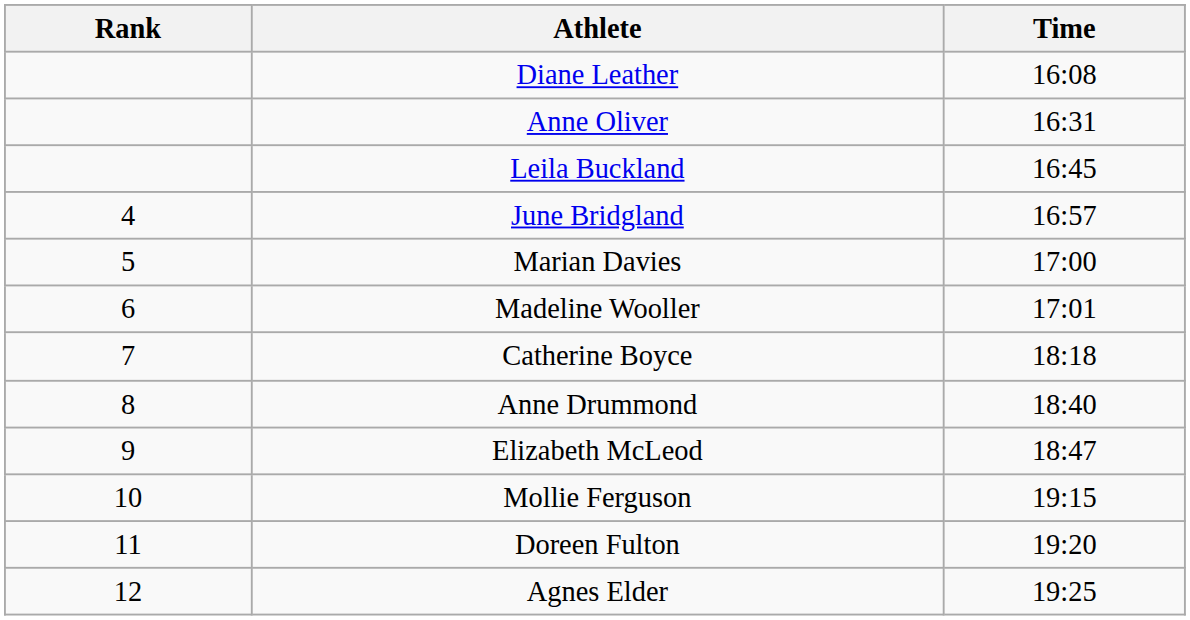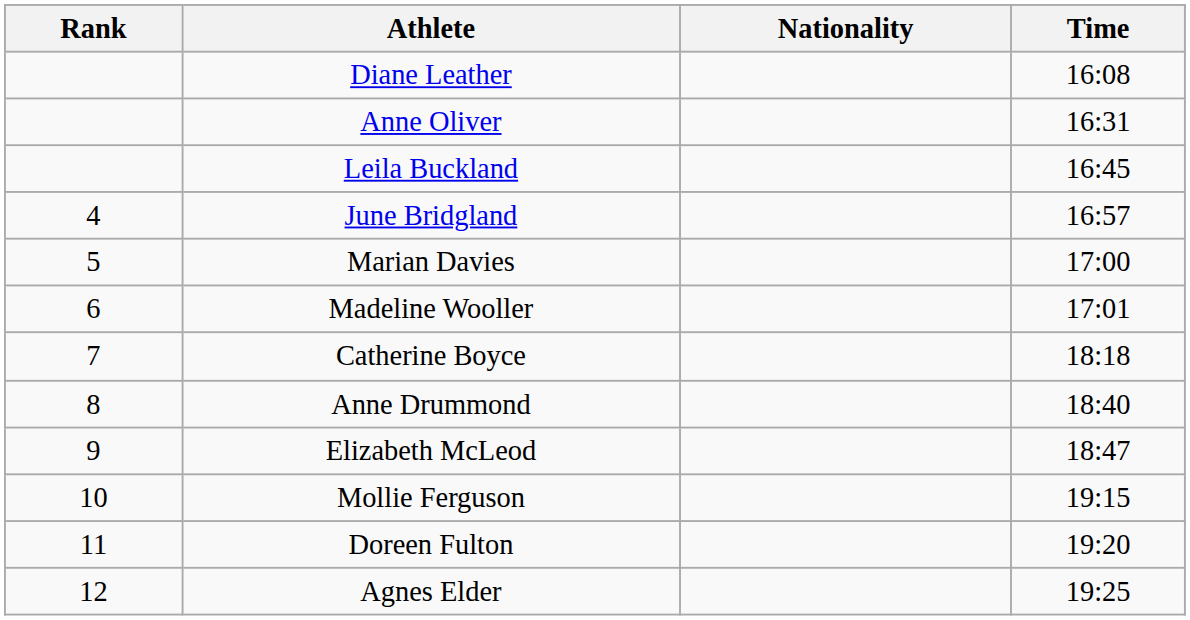+ column: (846, 28)
